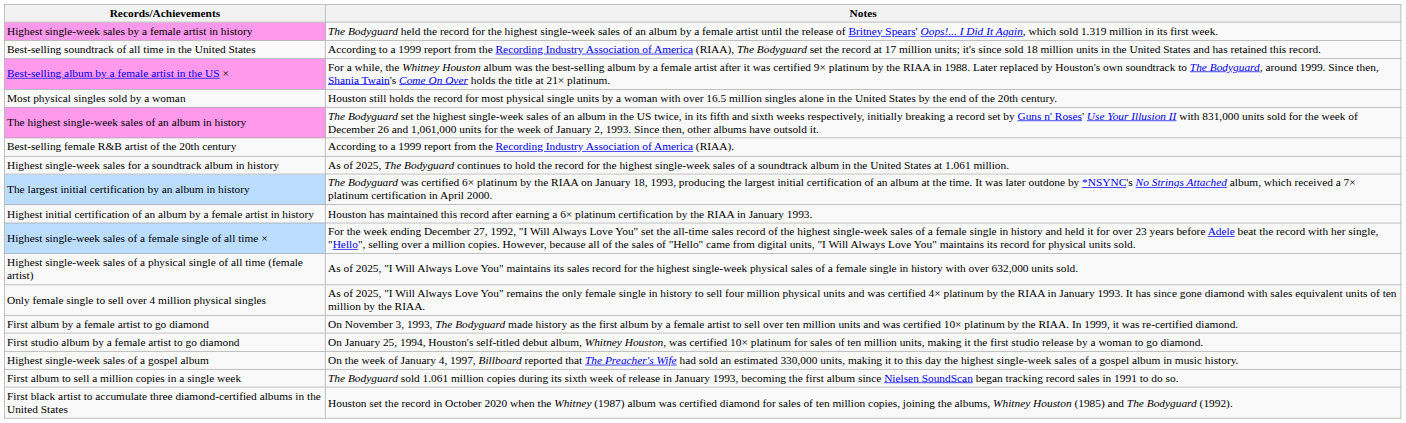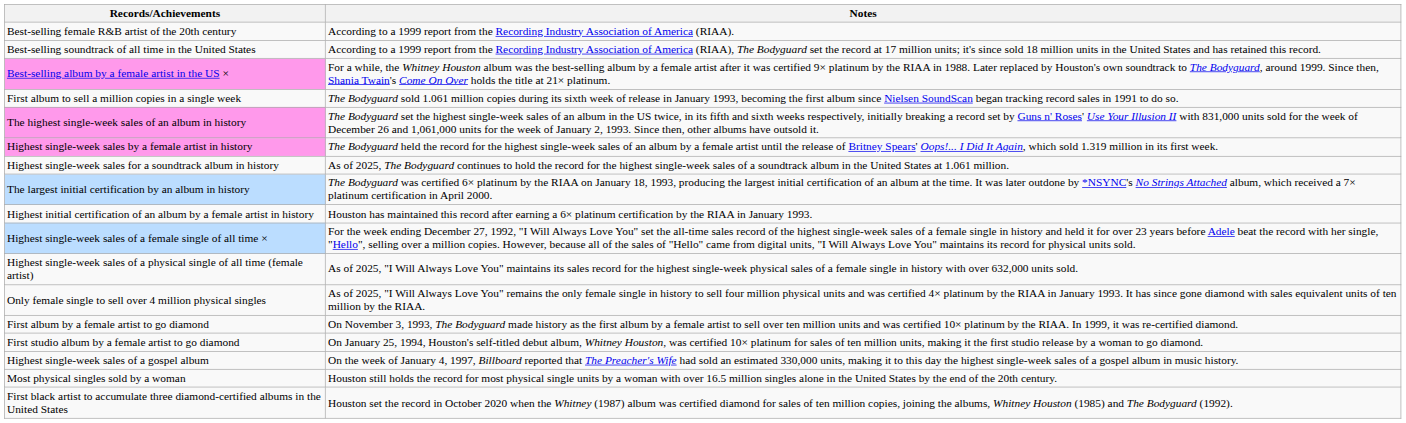rows swapped: (122, 147) <-> (130, 31)
rows swapped: (124, 378) <-> (96, 98)
